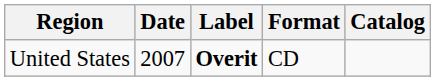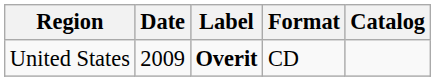(163, 57) 2007 -> (163, 57) 2009
